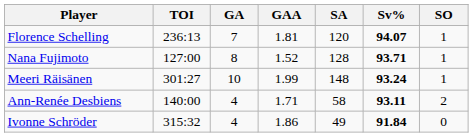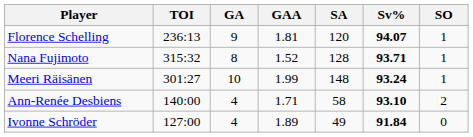(234, 36) 7 -> (234, 36) 9
(182, 57) 127:00 -> (182, 57) 315:32
(391, 100) 93.11 -> (391, 100) 93.10
(182, 121) 315:32 -> (182, 121) 127:00
(287, 121) 1.86 -> (287, 121) 1.89
